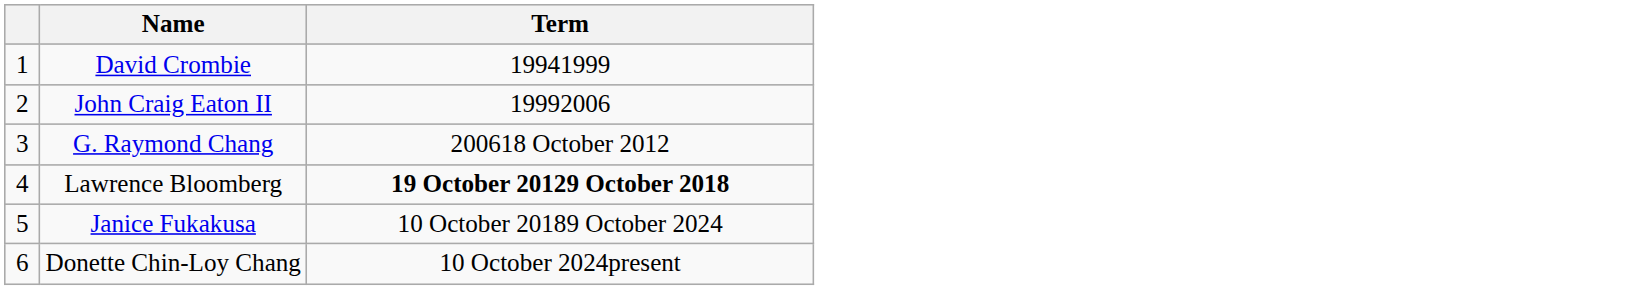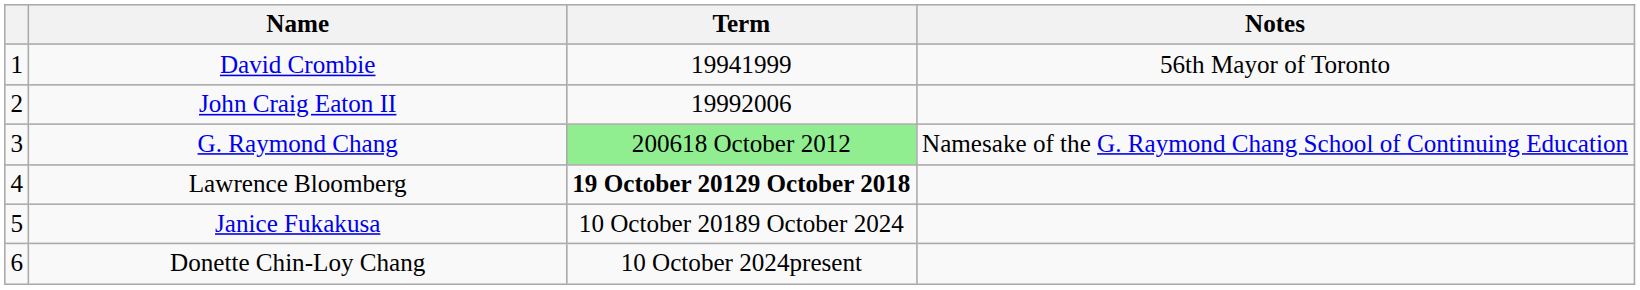+ column: (1275, 24)
(560, 143) no background -> (741, 143) lightgreen background
